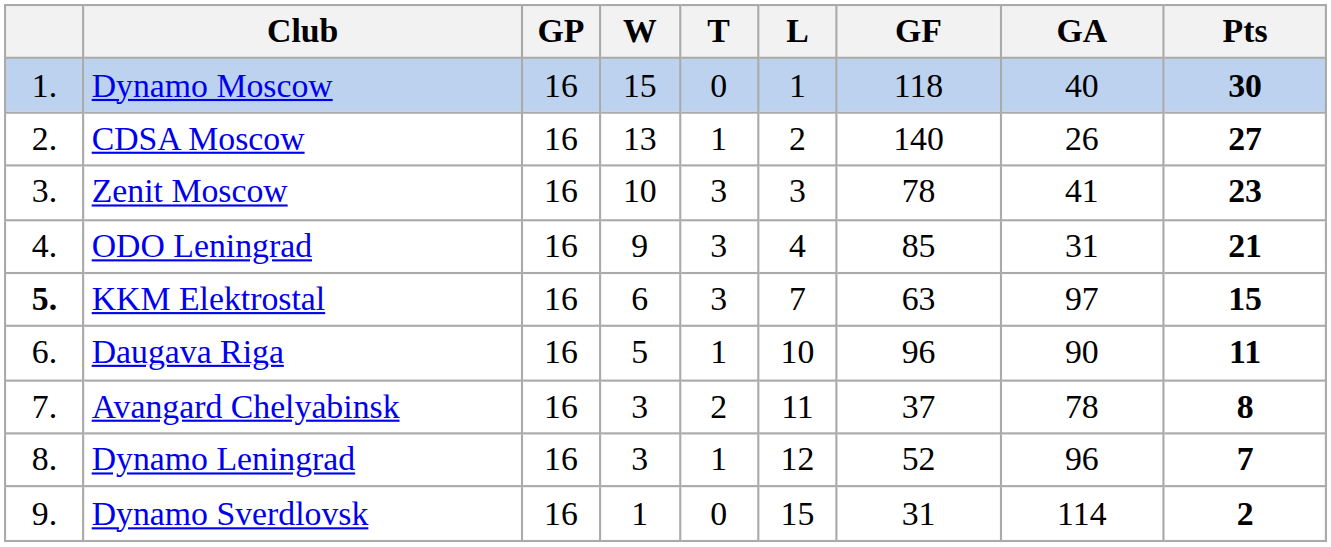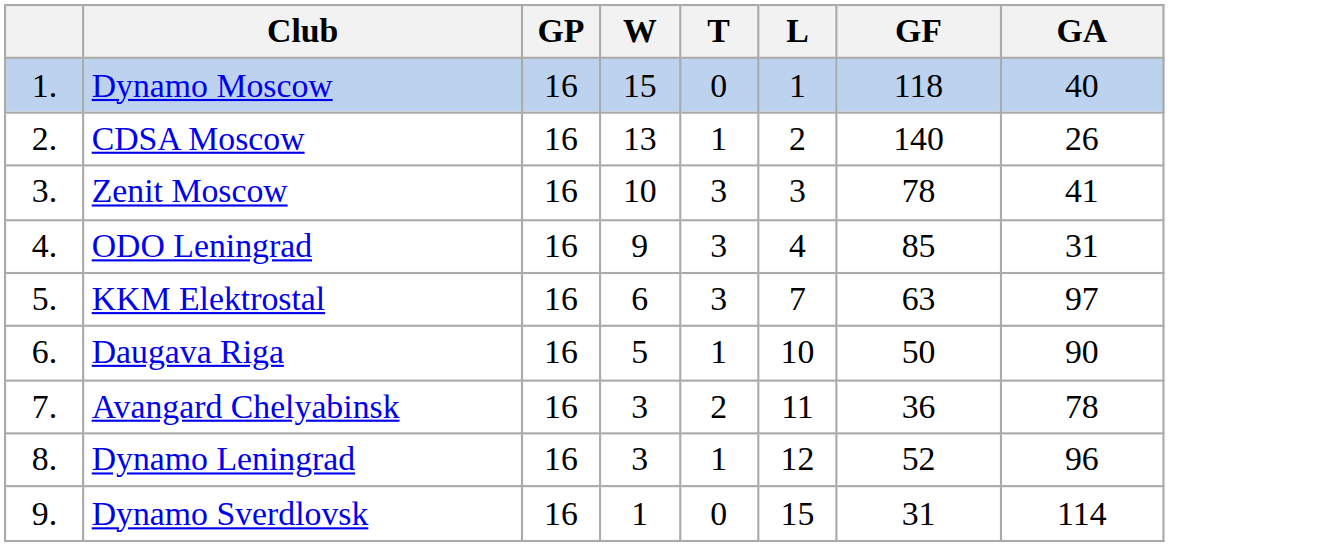- column: (1245, 31)
(44, 298) bold -> (44, 298) normal
(919, 352) 96 -> (919, 352) 50
(919, 406) 37 -> (919, 406) 36
